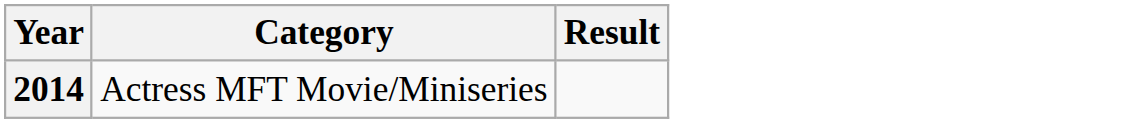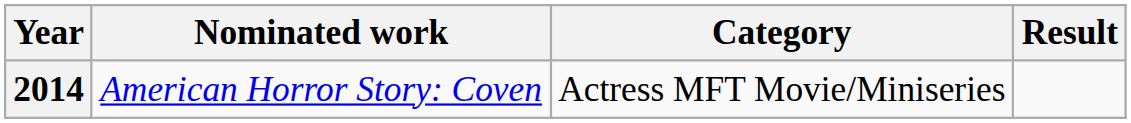+ column: (321, 32)
